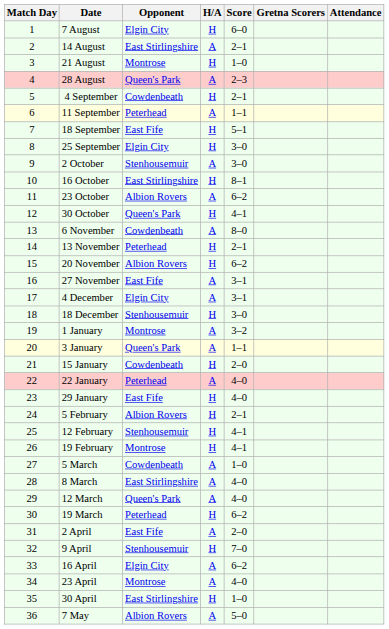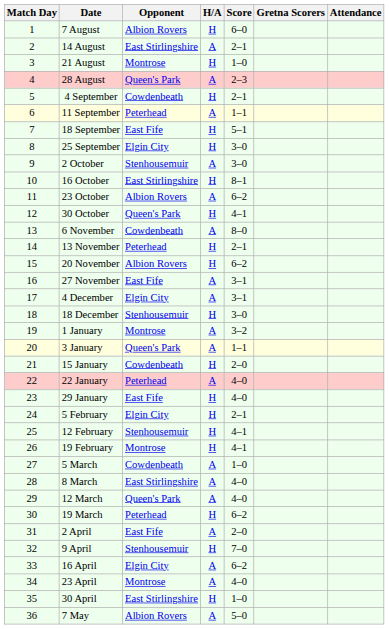(147, 29) Elgin City -> (156, 29) Albion Rovers
(156, 414) Albion Rovers -> (147, 414) Elgin City
